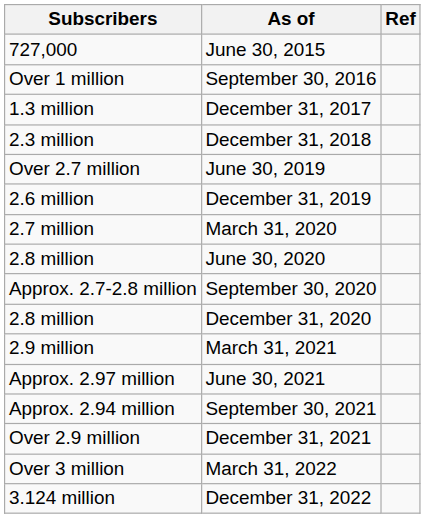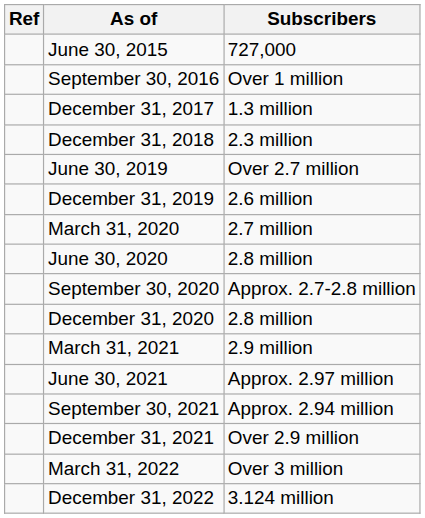columns swapped: (103, 19) <-> (400, 19)
